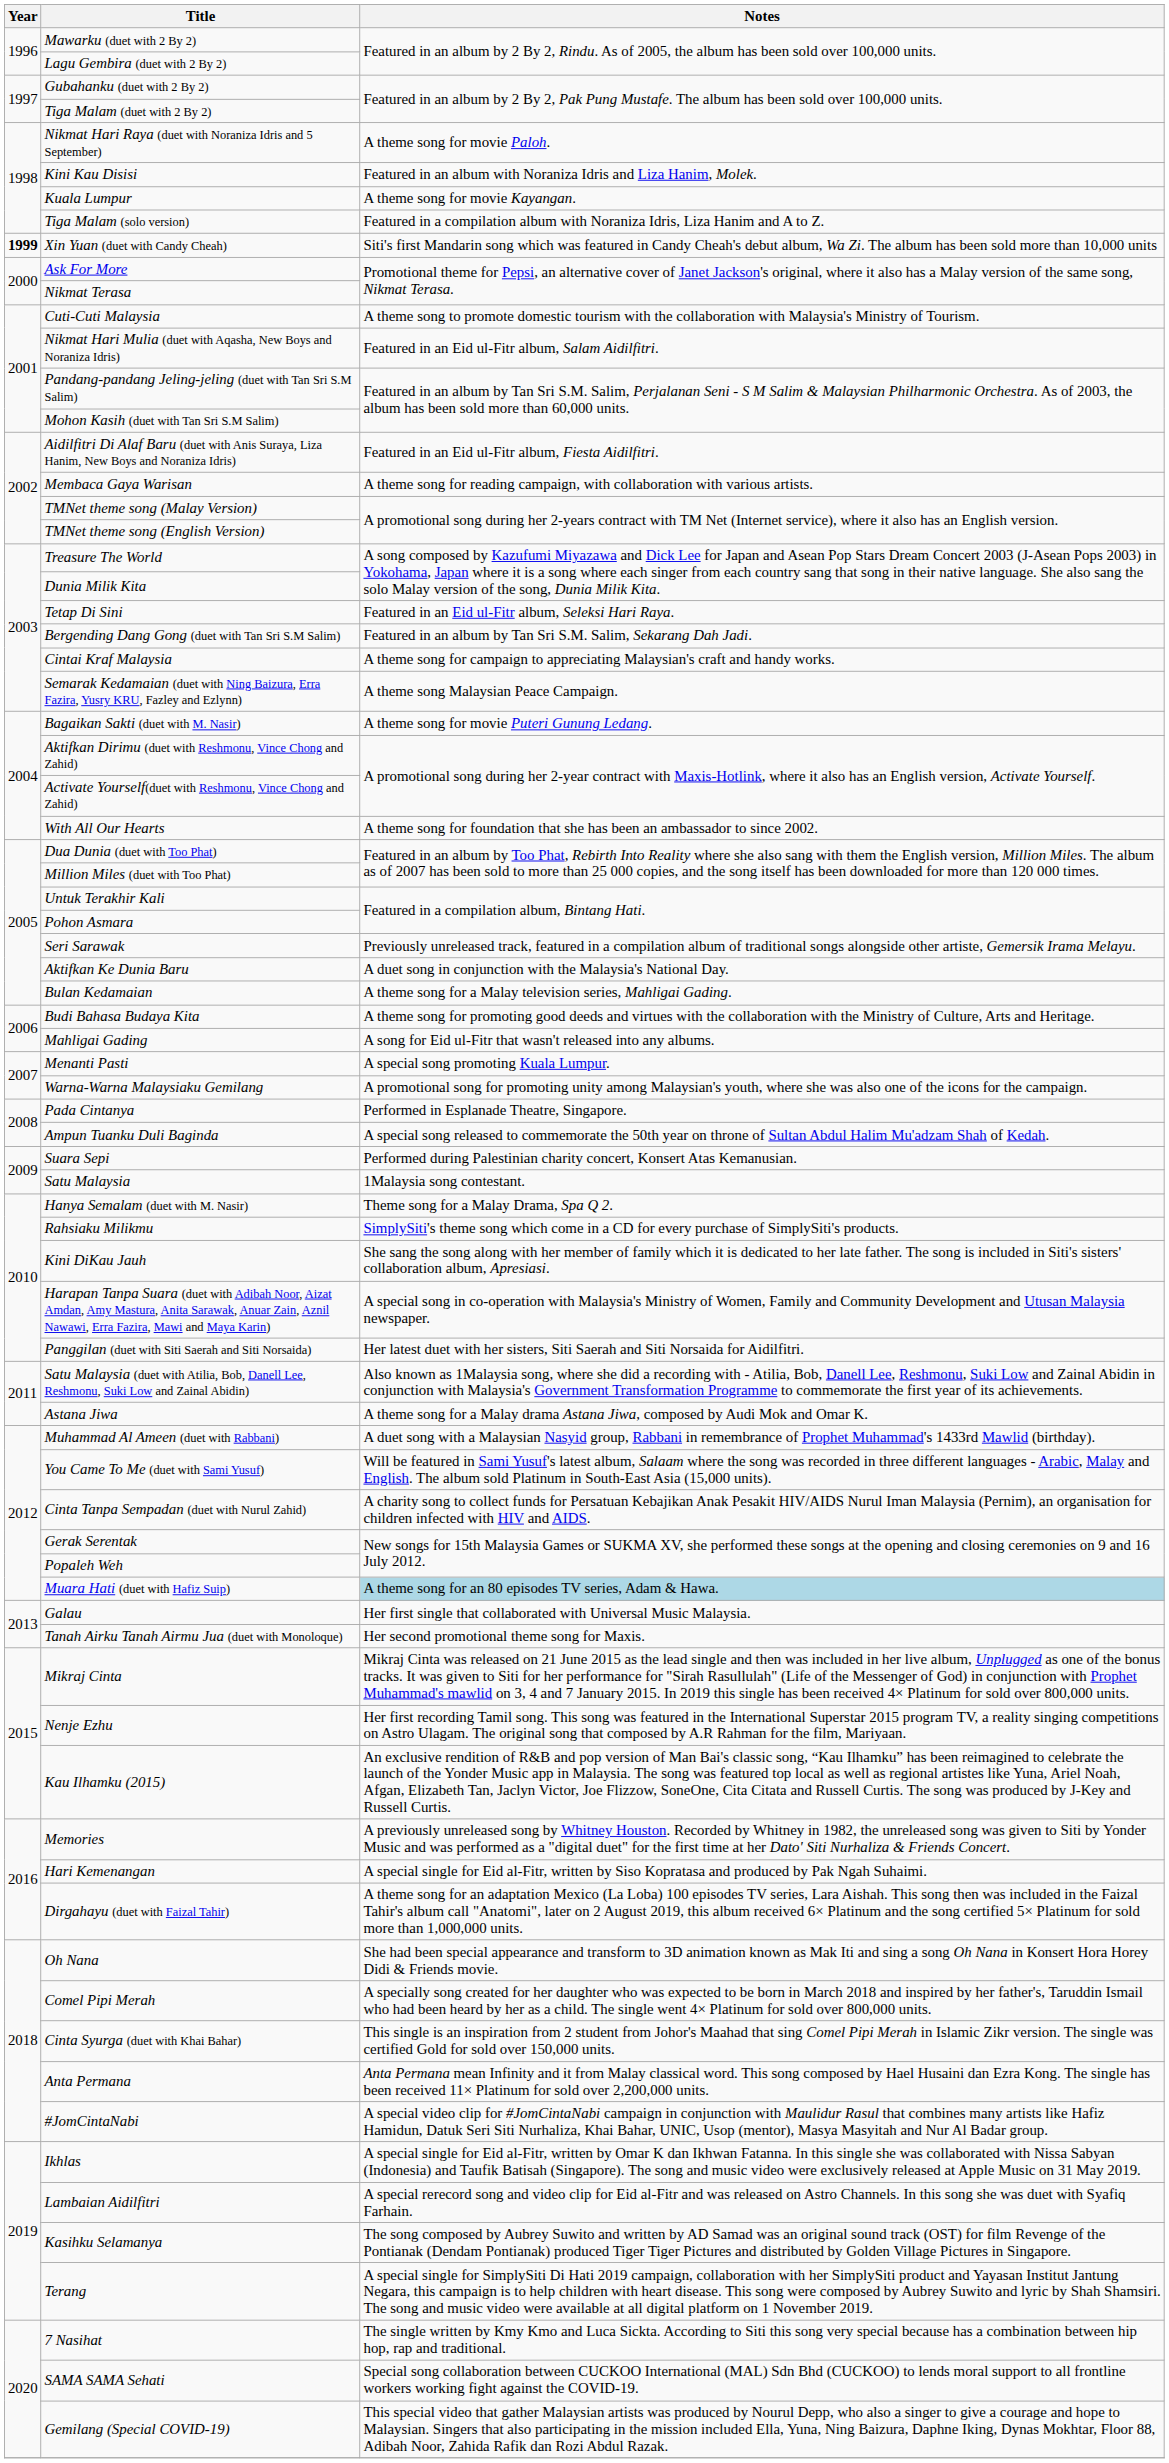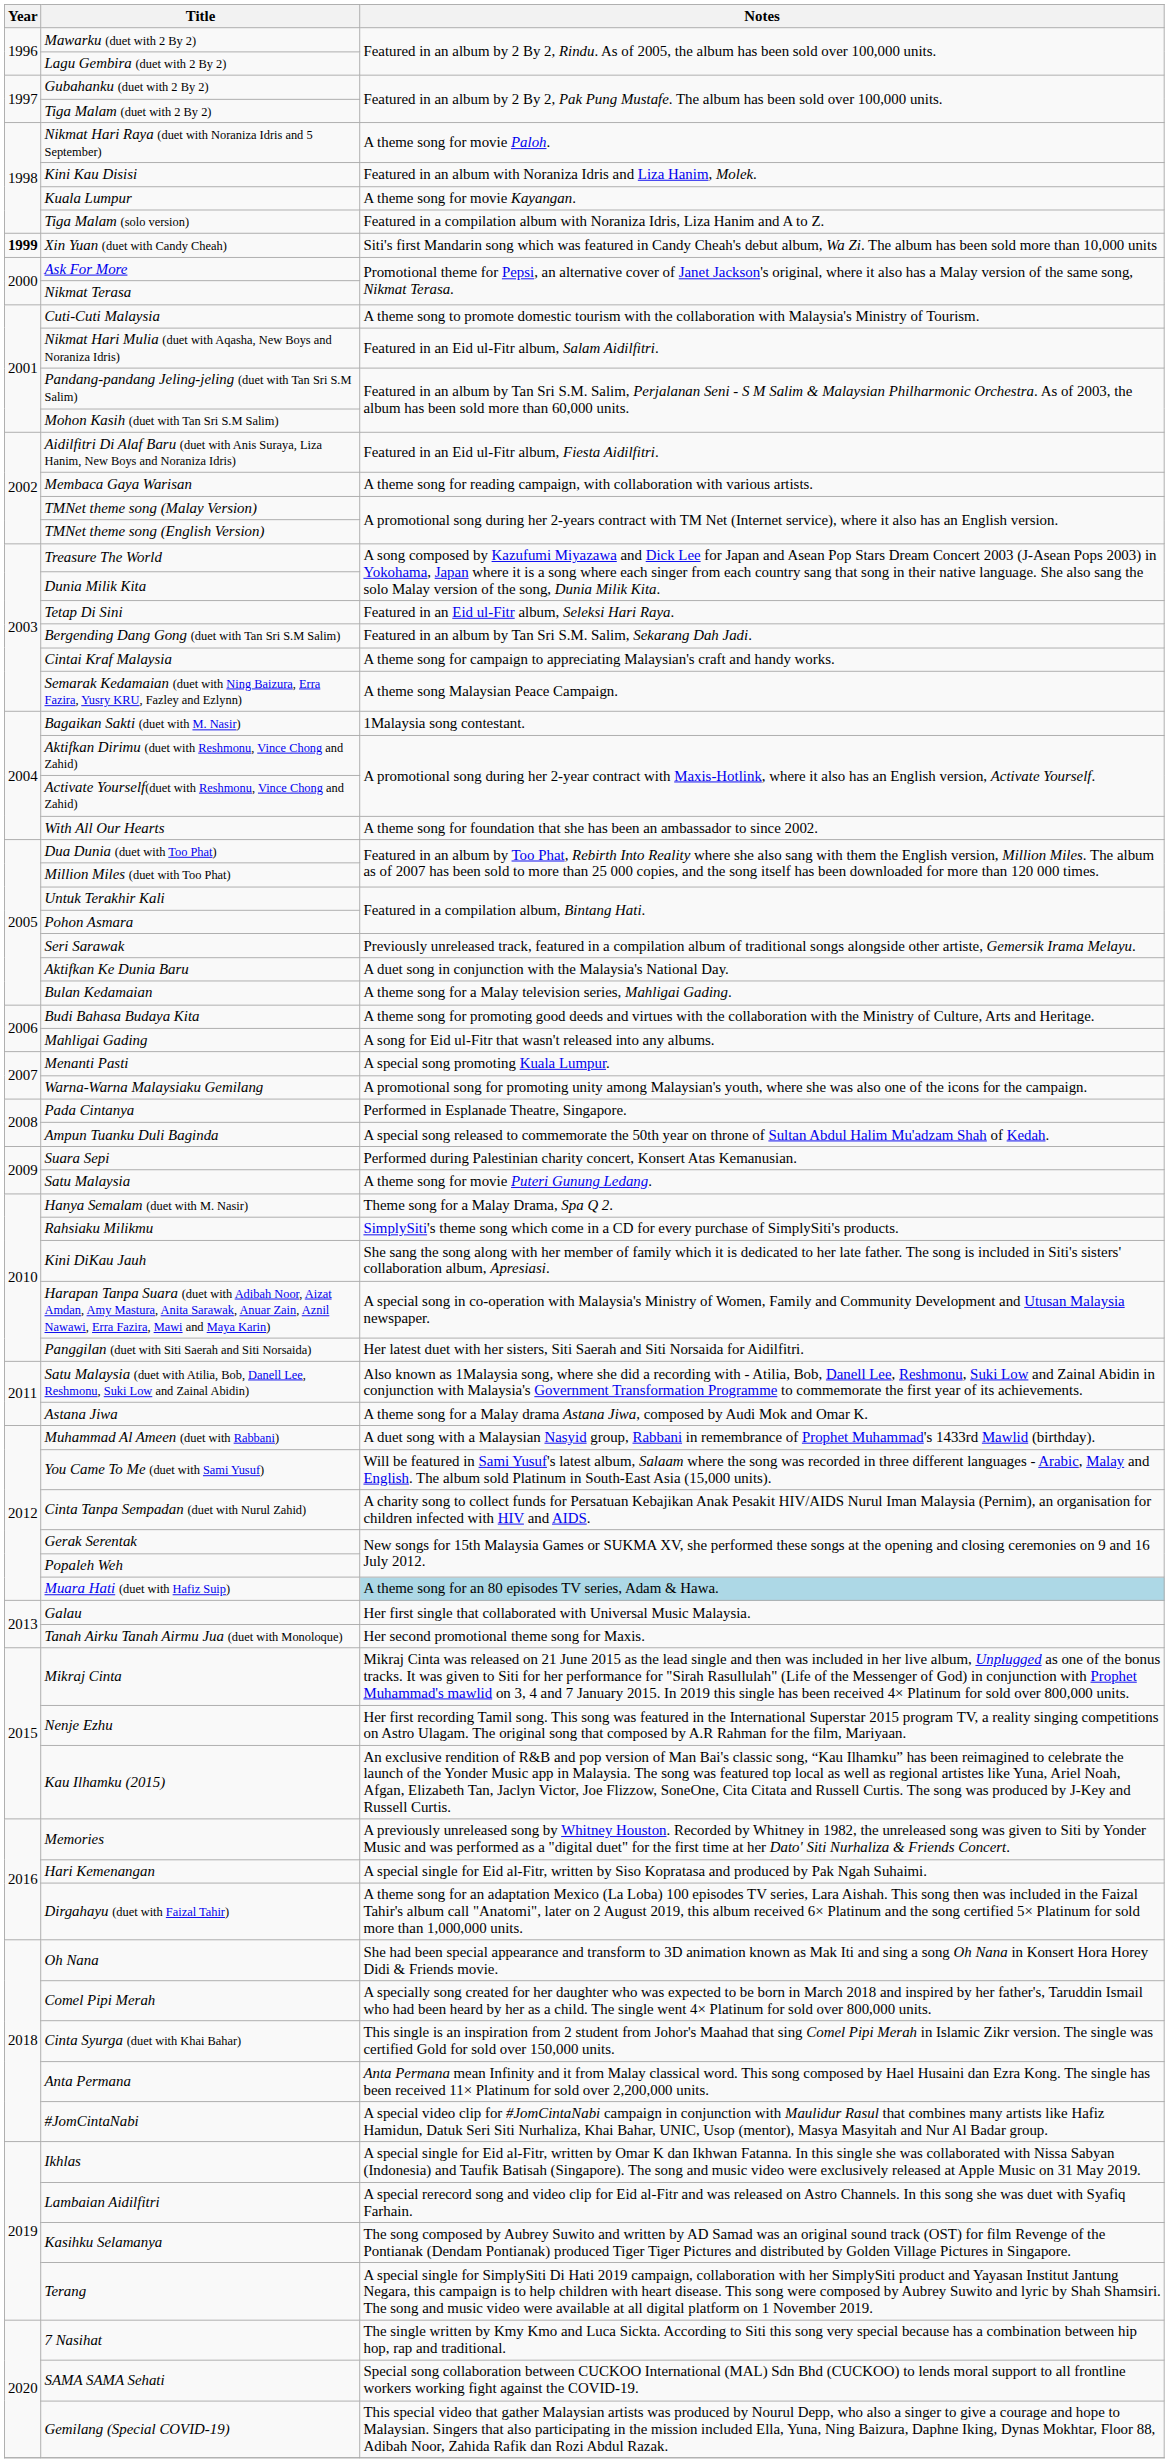(508, 723) A theme song for movie Puteri Gunung Ledang. -> (444, 723) 1Malaysia song contestant.
(444, 1181) 1Malaysia song contestant. -> (508, 1181) A theme song for movie Puteri Gunung Ledang.
